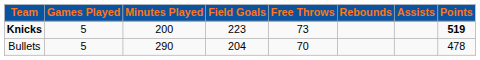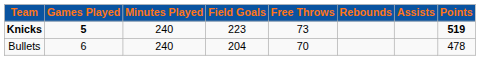(84, 30) normal -> (84, 30) bold
(164, 30) 200 -> (164, 30) 240
(84, 47) 5 -> (84, 47) 6
(164, 47) 290 -> (164, 47) 240
